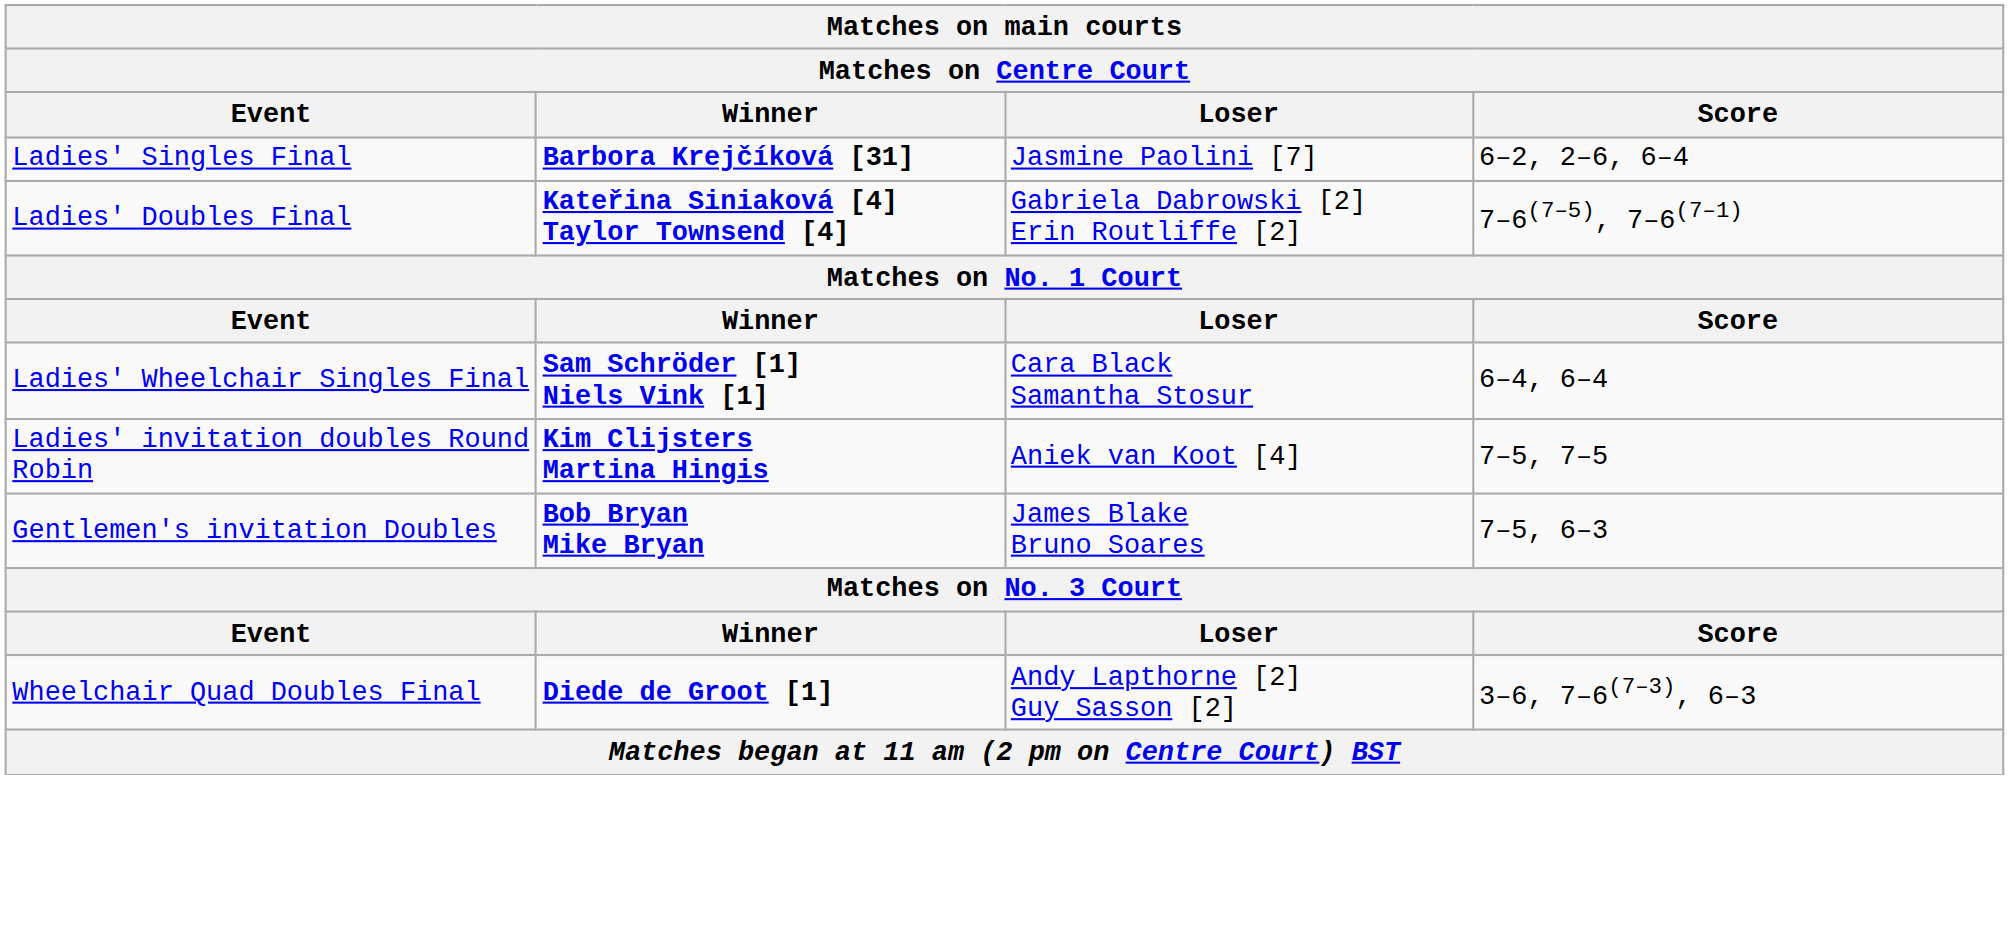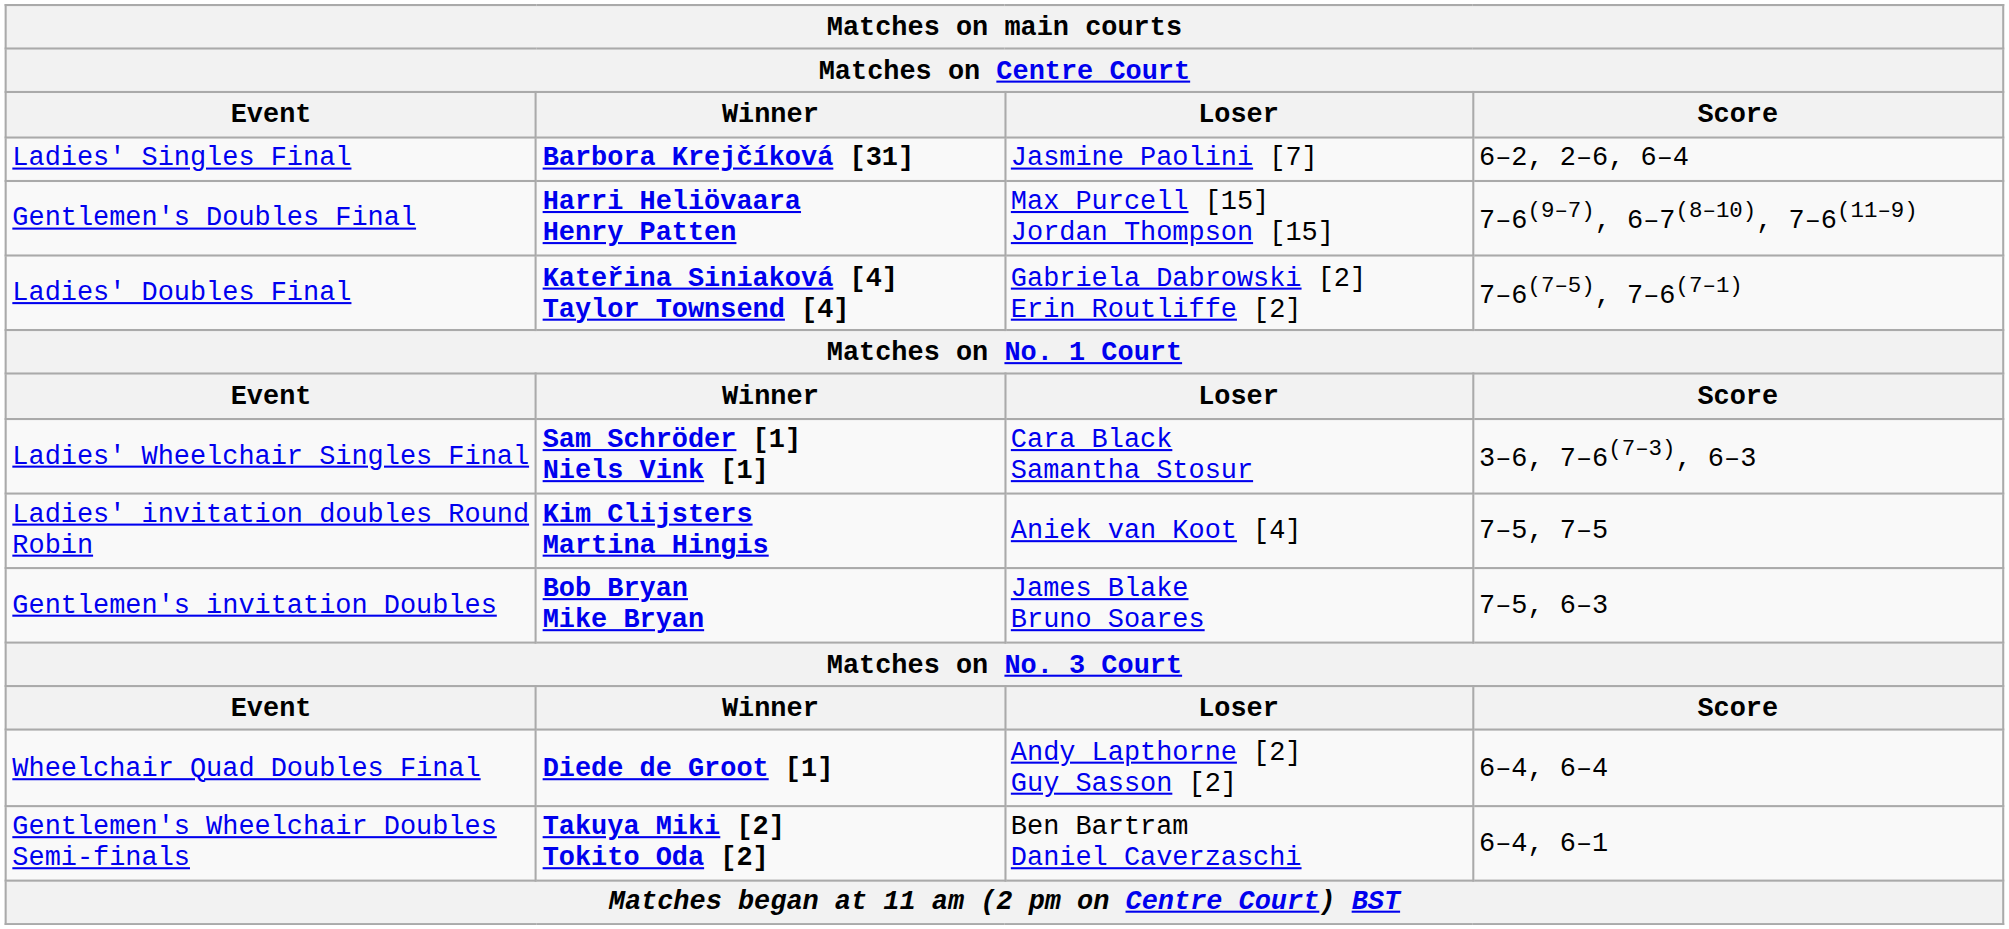+ row: (214, 218)
(1544, 381) 6–4, 6–4 -> (1618, 455) 3–6, 7–6(7–3), 6–3
(1618, 693) 3–6, 7–6(7–3), 6–3 -> (1544, 768) 6–4, 6–4
+ row: (255, 843)
